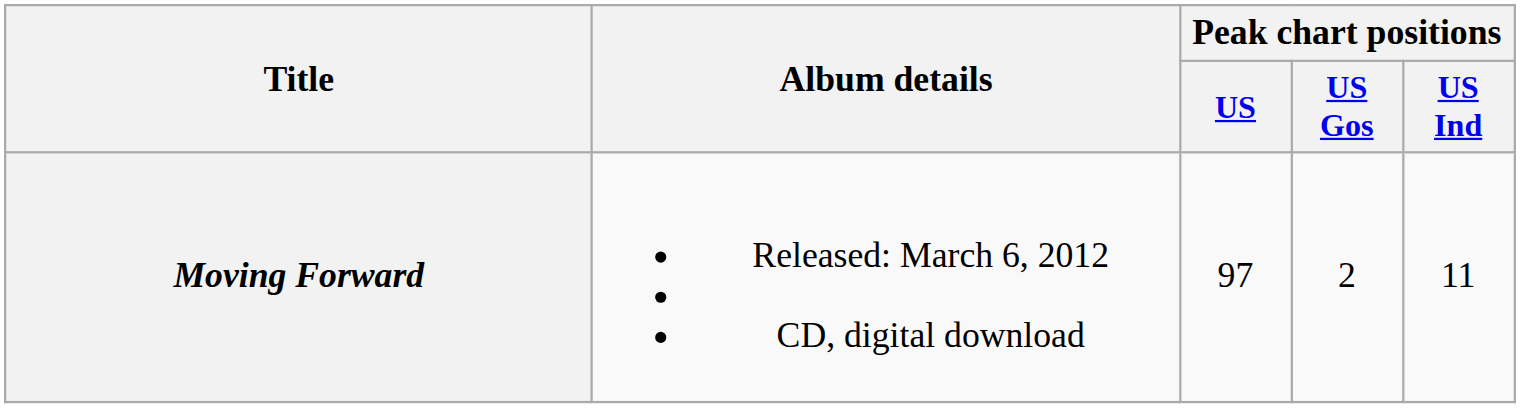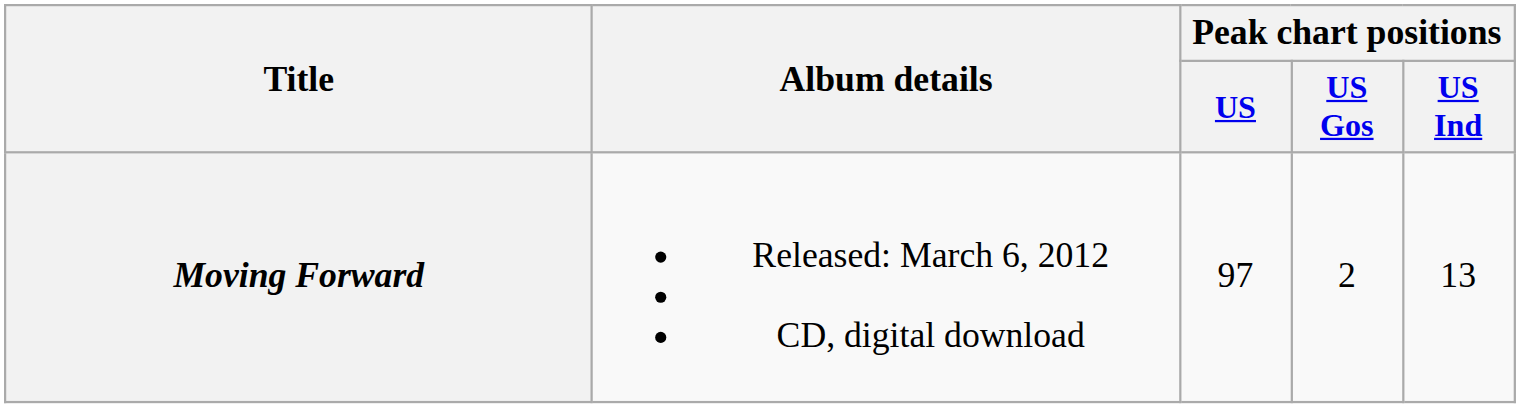(1458, 276) 11 -> (1458, 276) 13
